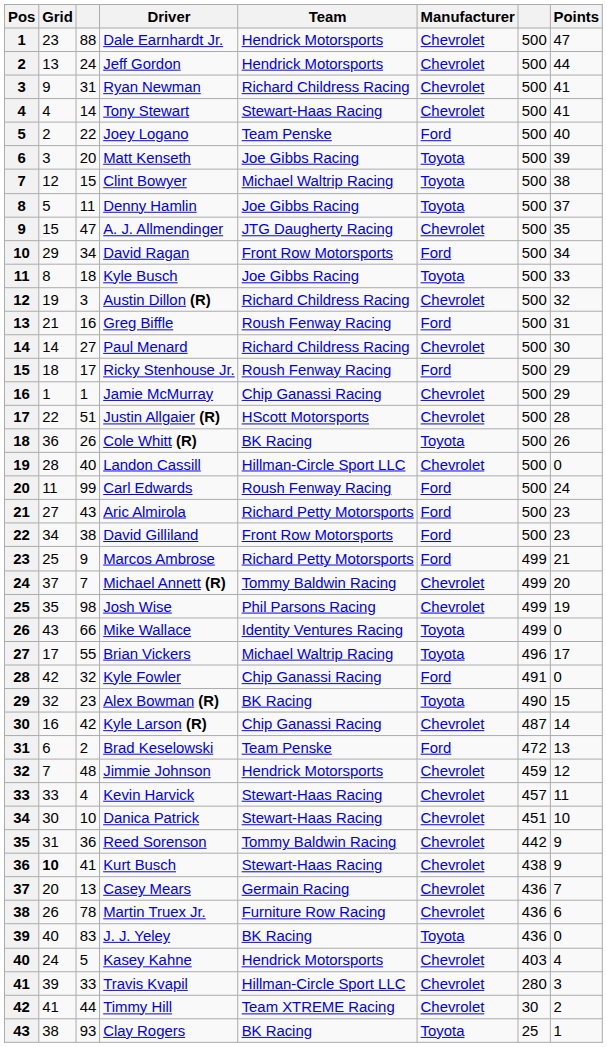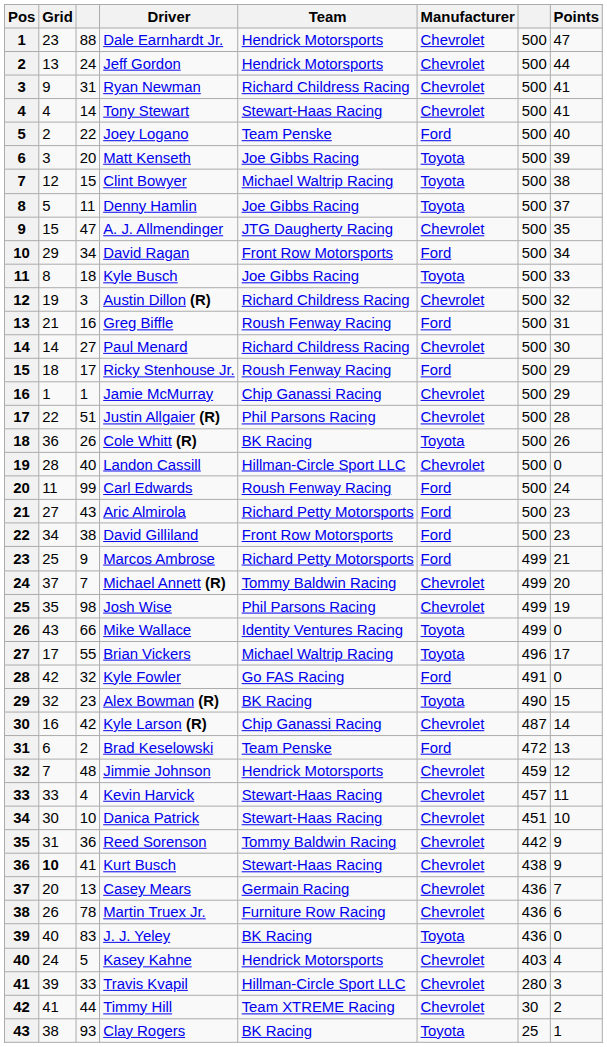(305, 417) HScott Motorsports -> (309, 417) Phil Parsons Racing
(312, 677) Chip Ganassi Racing -> (293, 677) Go FAS Racing
